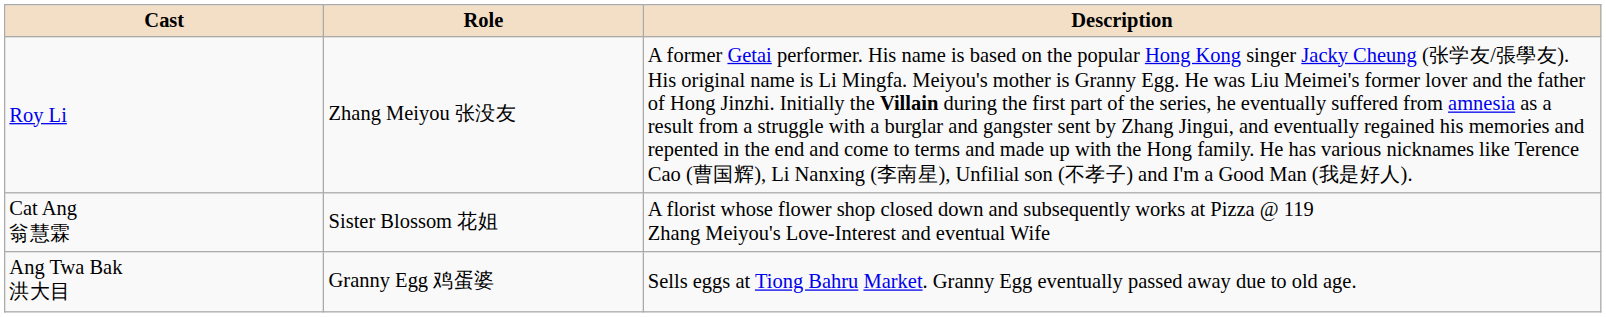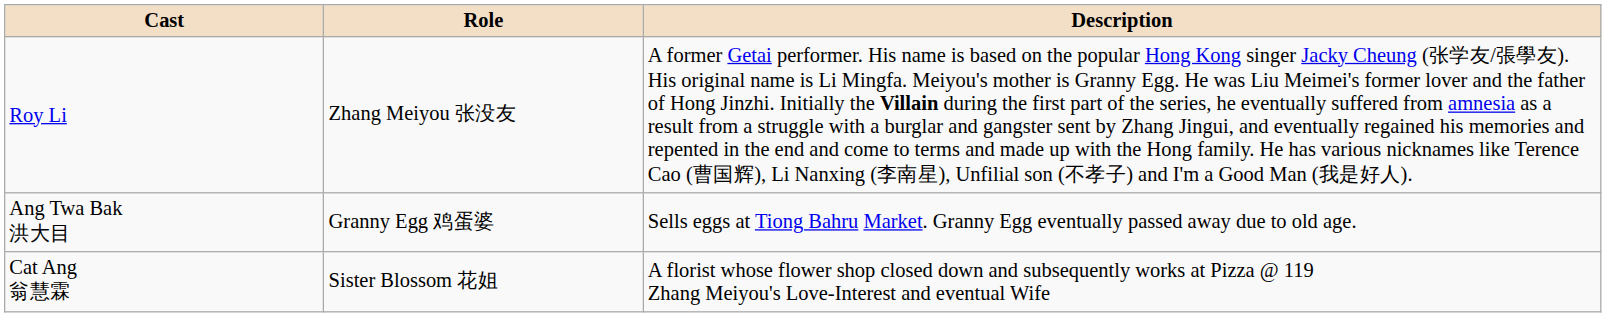rows swapped: (43, 220) <-> (66, 280)
